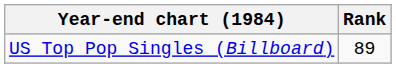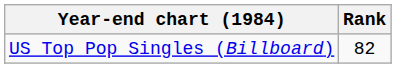(365, 49) 89 -> (365, 49) 82
